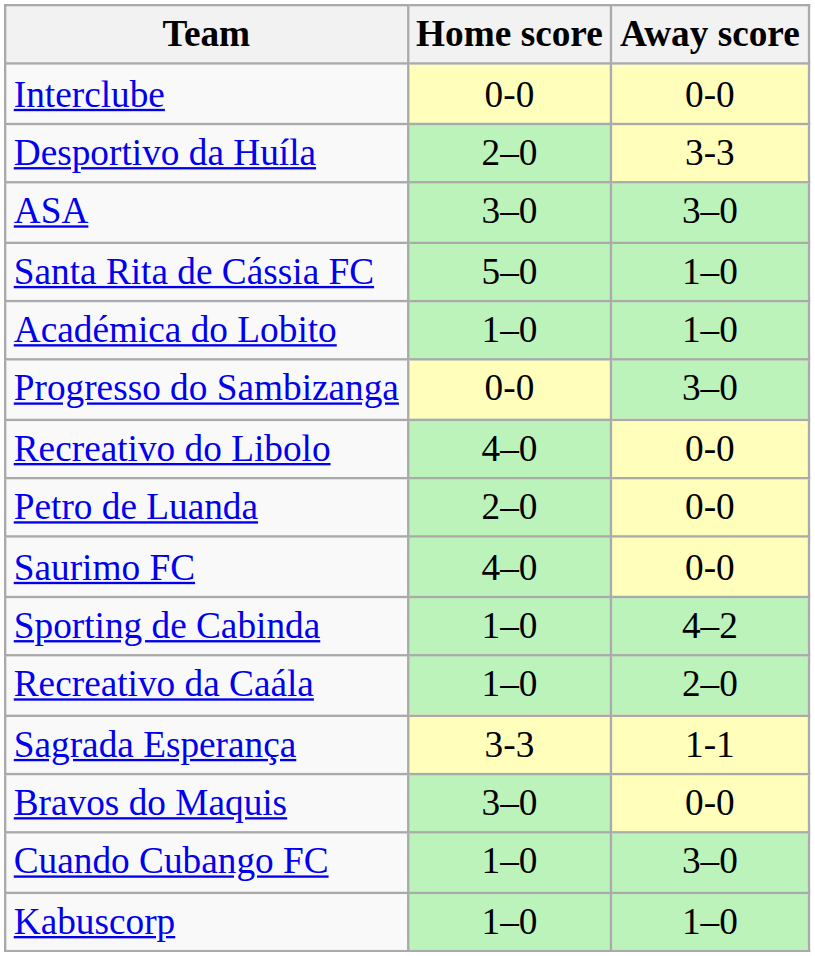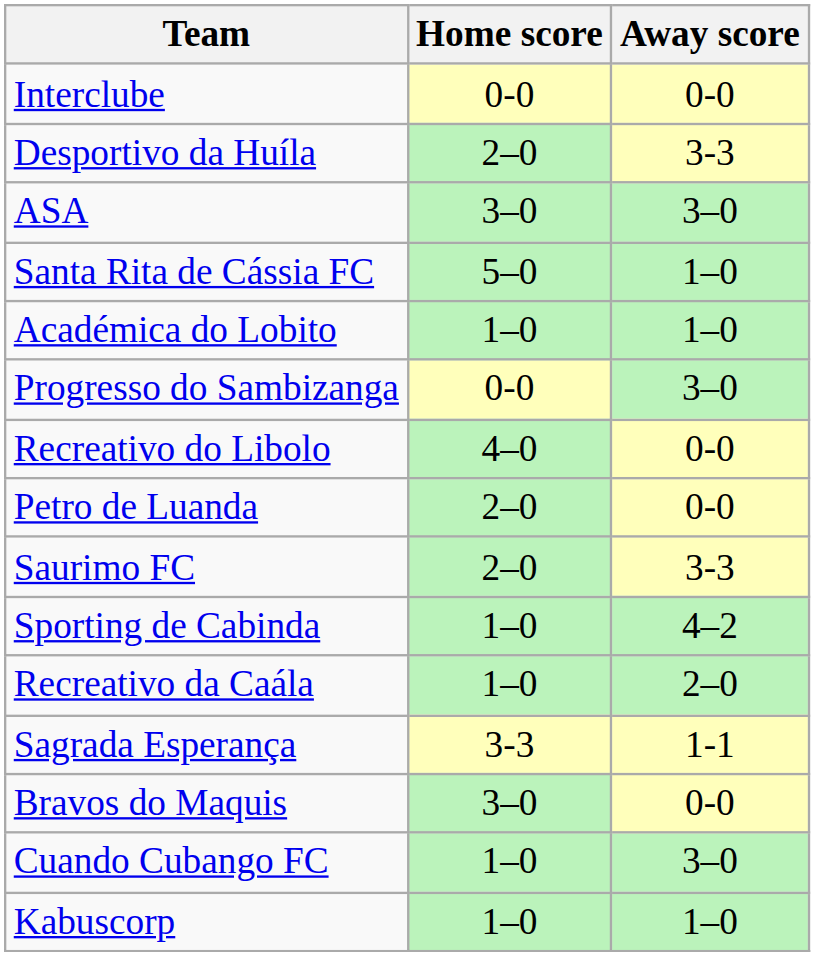(509, 566) 4–0 -> (509, 566) 2–0
(710, 566) 0-0 -> (710, 566) 3-3
